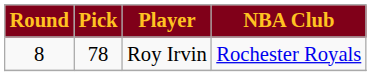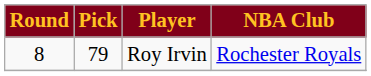(98, 53) 78 -> (98, 53) 79
